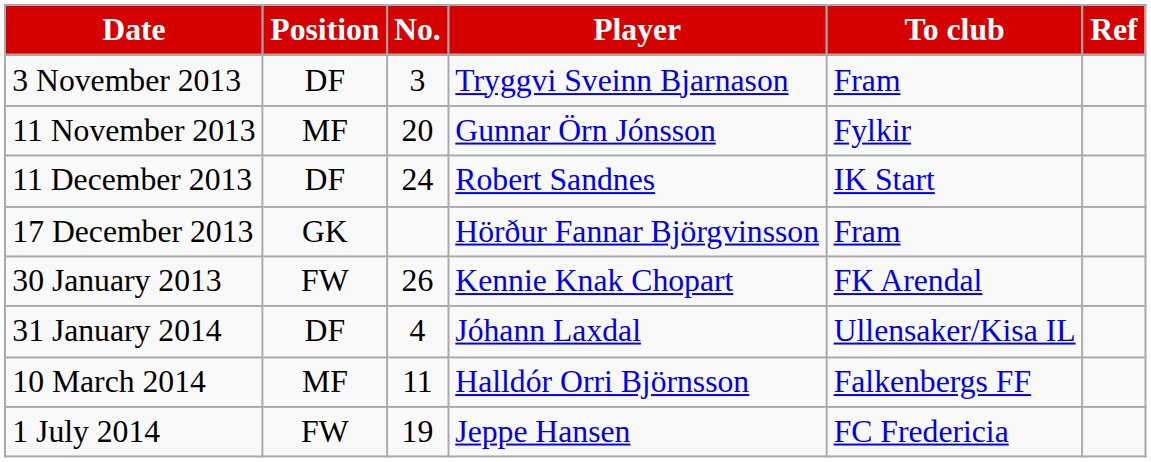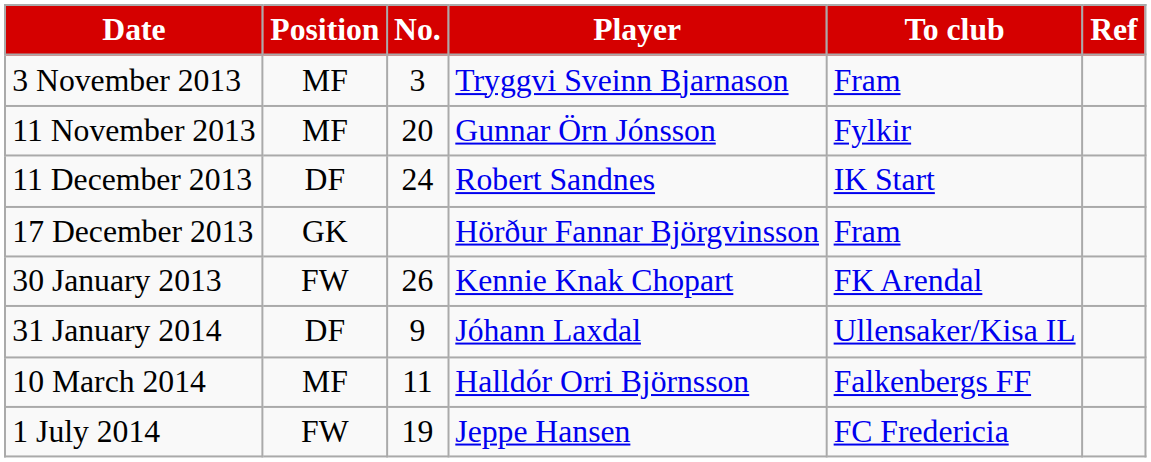(325, 79) DF -> (325, 79) MF
(417, 331) 4 -> (417, 331) 9
